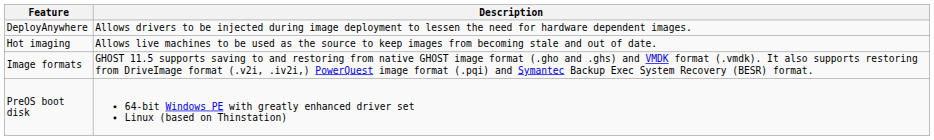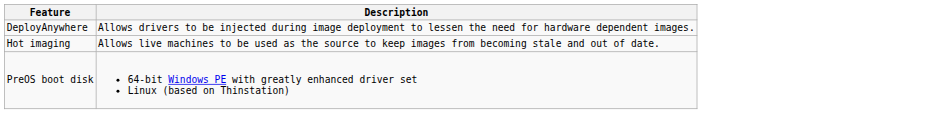- row: (44, 65)
